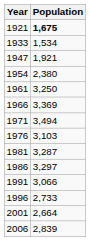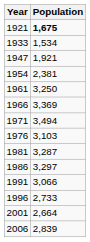(45, 74) 2,380 -> (45, 74) 2,381
